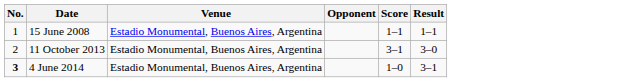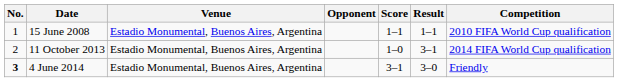+ column: (530, 13)
(394, 49) 3–1 -> (394, 49) 1–0
(429, 49) 3–0 -> (429, 49) 3–1
(394, 67) 1–0 -> (394, 67) 3–1
(429, 67) 3–1 -> (429, 67) 3–0
